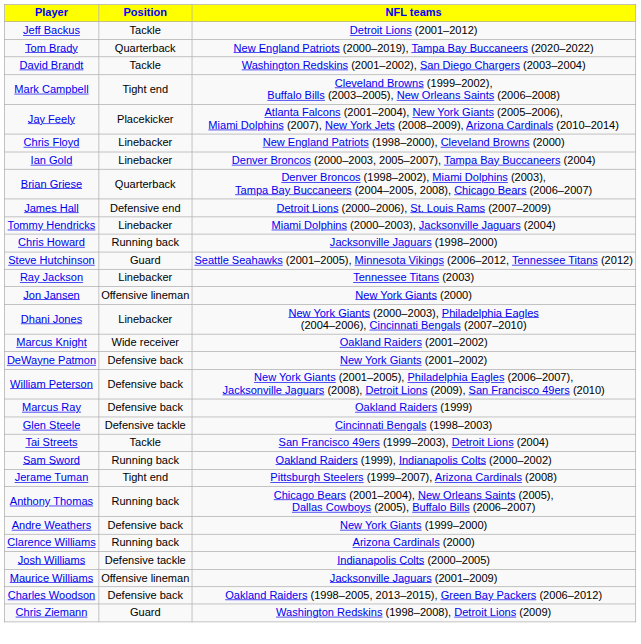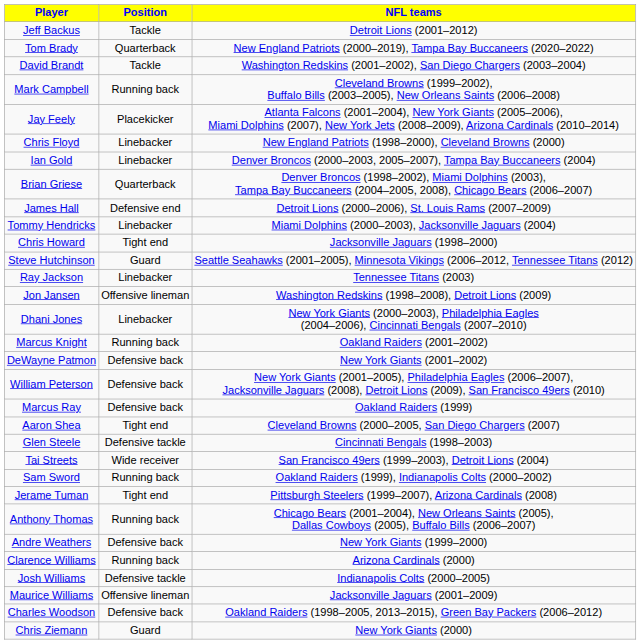(145, 89) Tight end -> (145, 89) Running back
(145, 243) Running back -> (145, 243) Tight end
(414, 295) New York Giants (2000) -> (414, 295) Washington Redskins (1998–2008), Detroit Lions (2009)
(145, 343) Wide receiver -> (145, 343) Running back
+ row: (51, 425)
(145, 443) Tackle -> (145, 460) Wide receiver
(414, 613) Washington Redskins (1998–2008), Detroit Lions (2009) -> (414, 630) New York Giants (2000)
